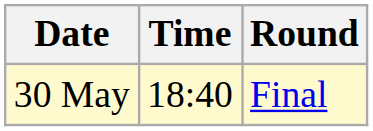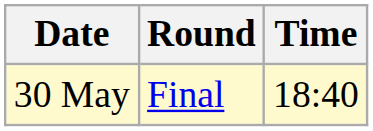columns swapped: (190, 34) <-> (304, 34)
